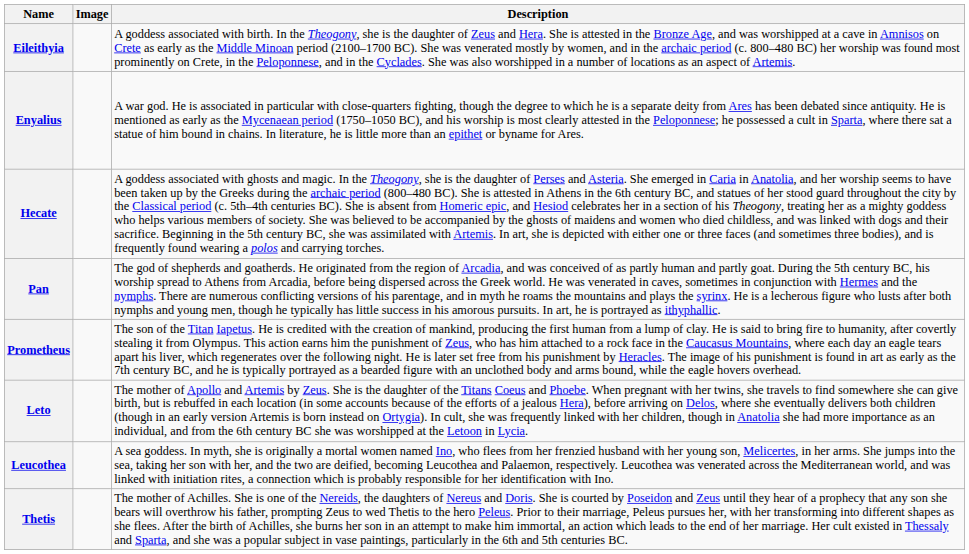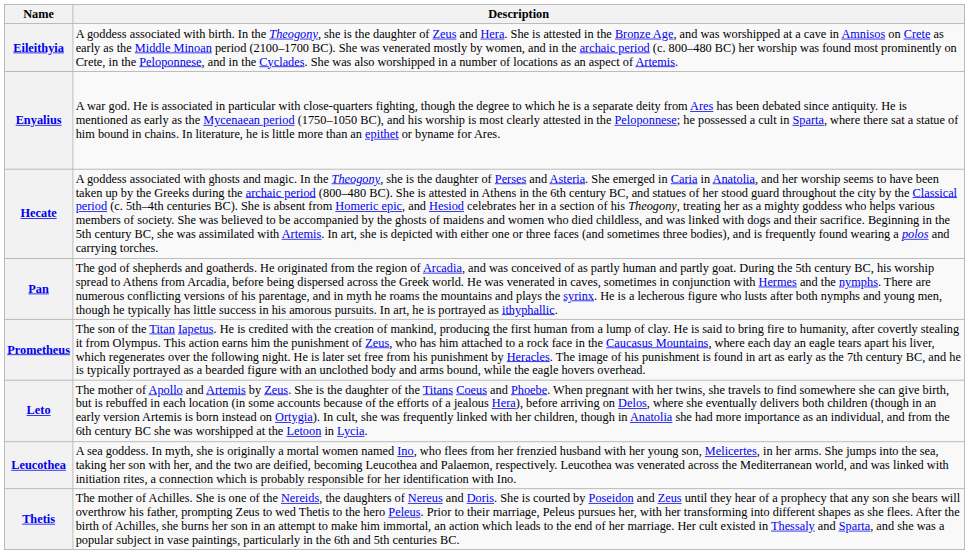- column: (92, 14)
